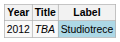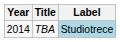(18, 29) 2012 -> (18, 29) 2014
